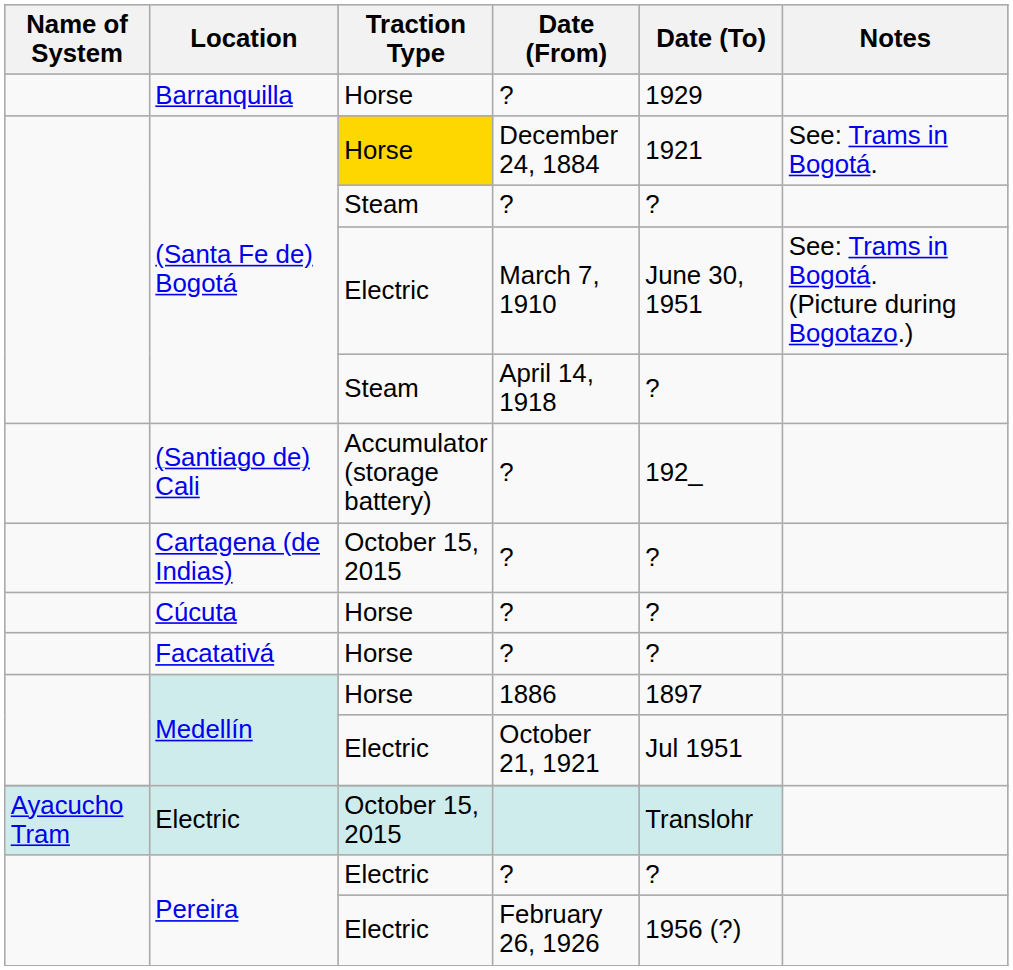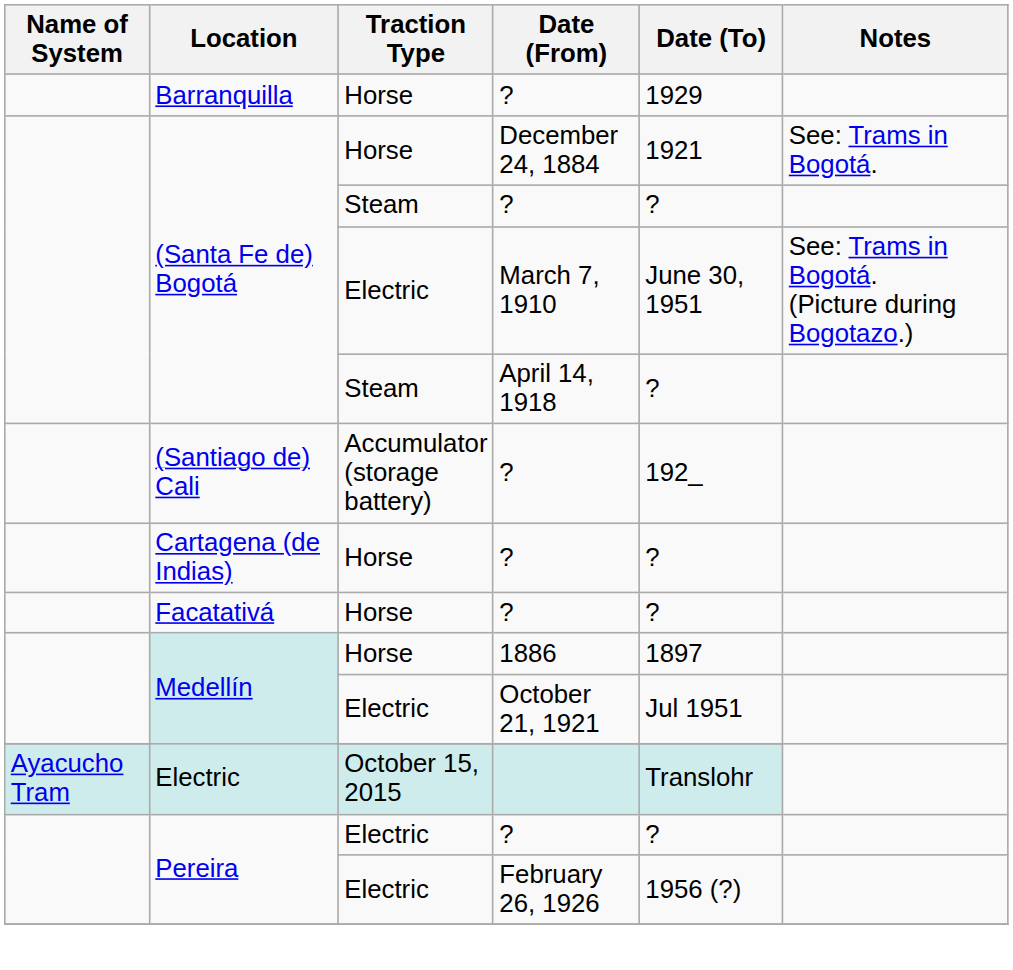(379, 150) gold background -> (379, 150) no background
(412, 557) October 15, 2015 -> (379, 557) Horse
- row: (196, 612)
